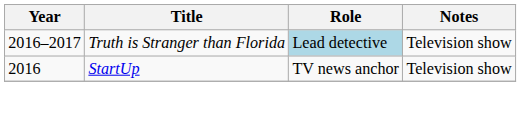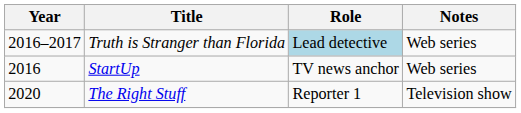(459, 42) Television show -> (441, 42) Web series
(459, 68) Television show -> (441, 68) Web series
+ row: (137, 94)
